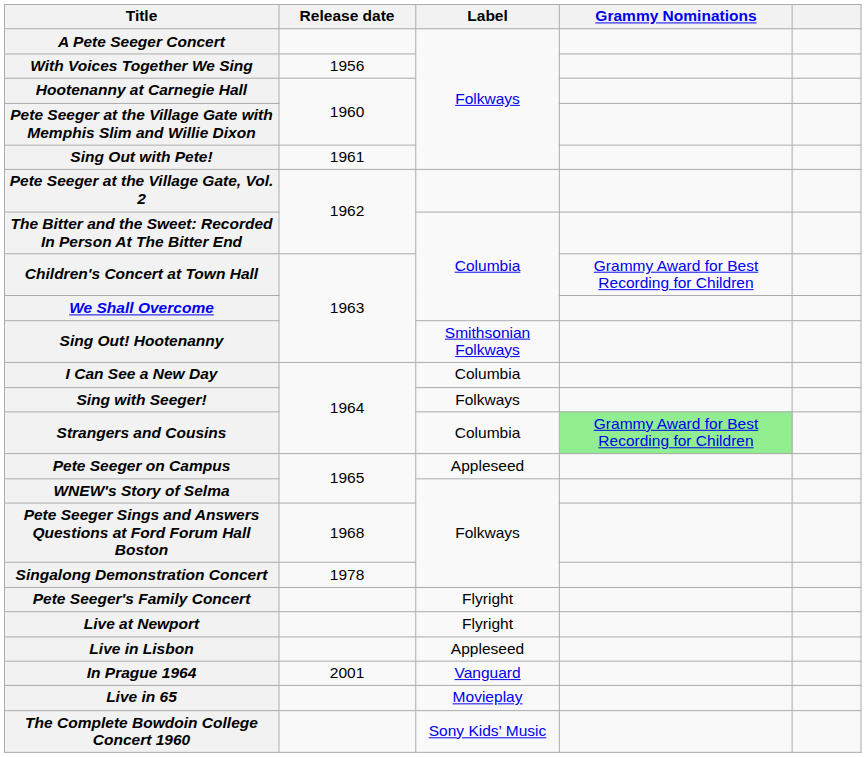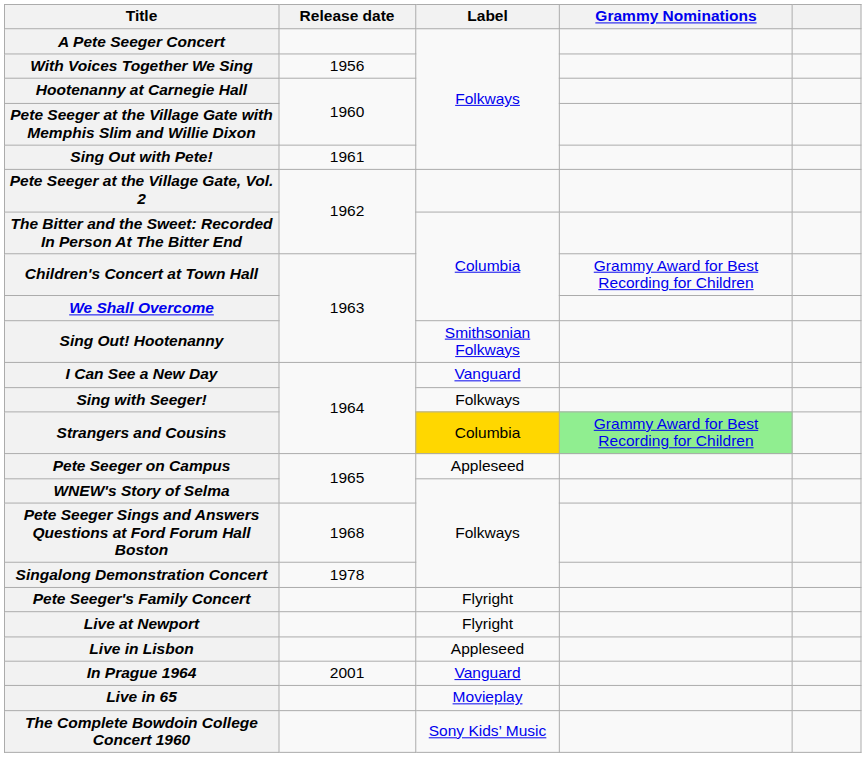(488, 374) Columbia -> (488, 374) Vanguard
(488, 432) no background -> (488, 432) gold background
